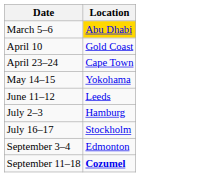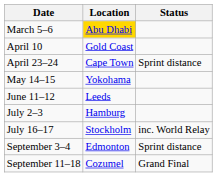+ column: (174, 12)
(105, 163) bold -> (105, 163) normal
